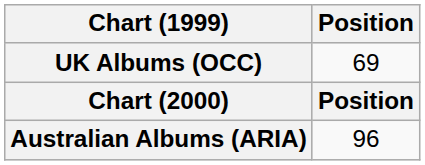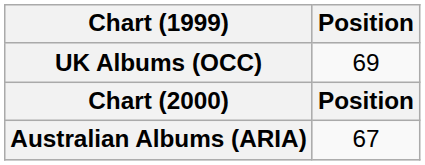(366, 139) 96 -> (366, 139) 67
